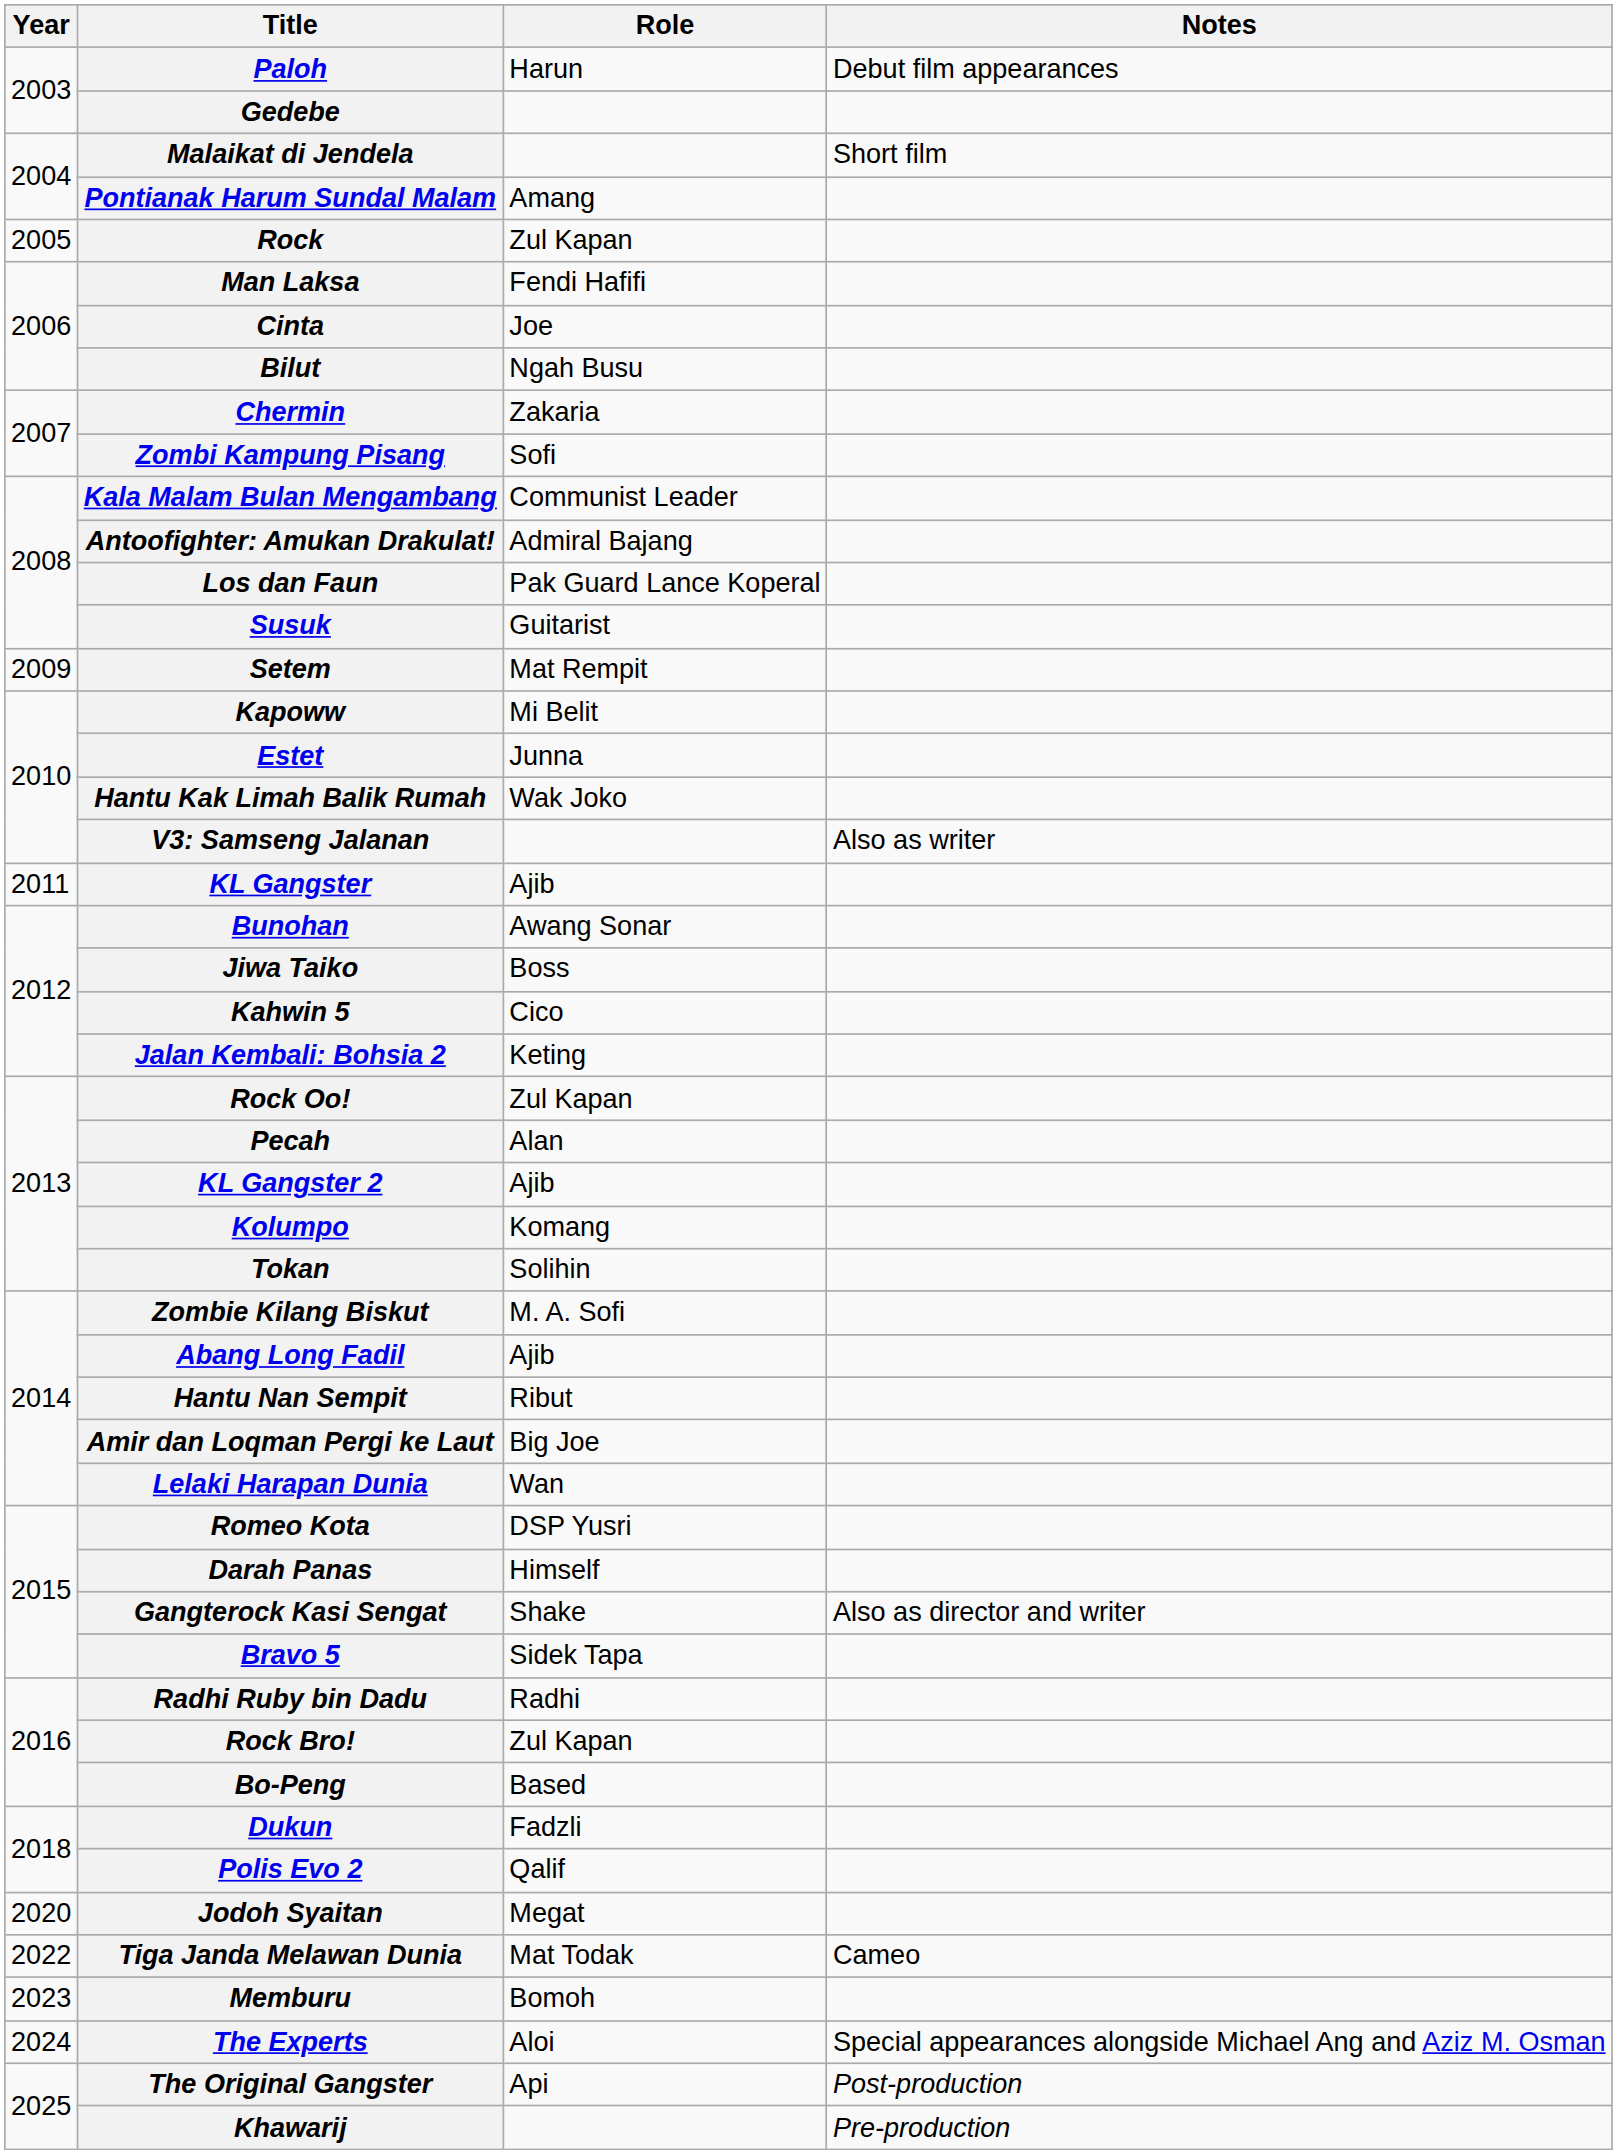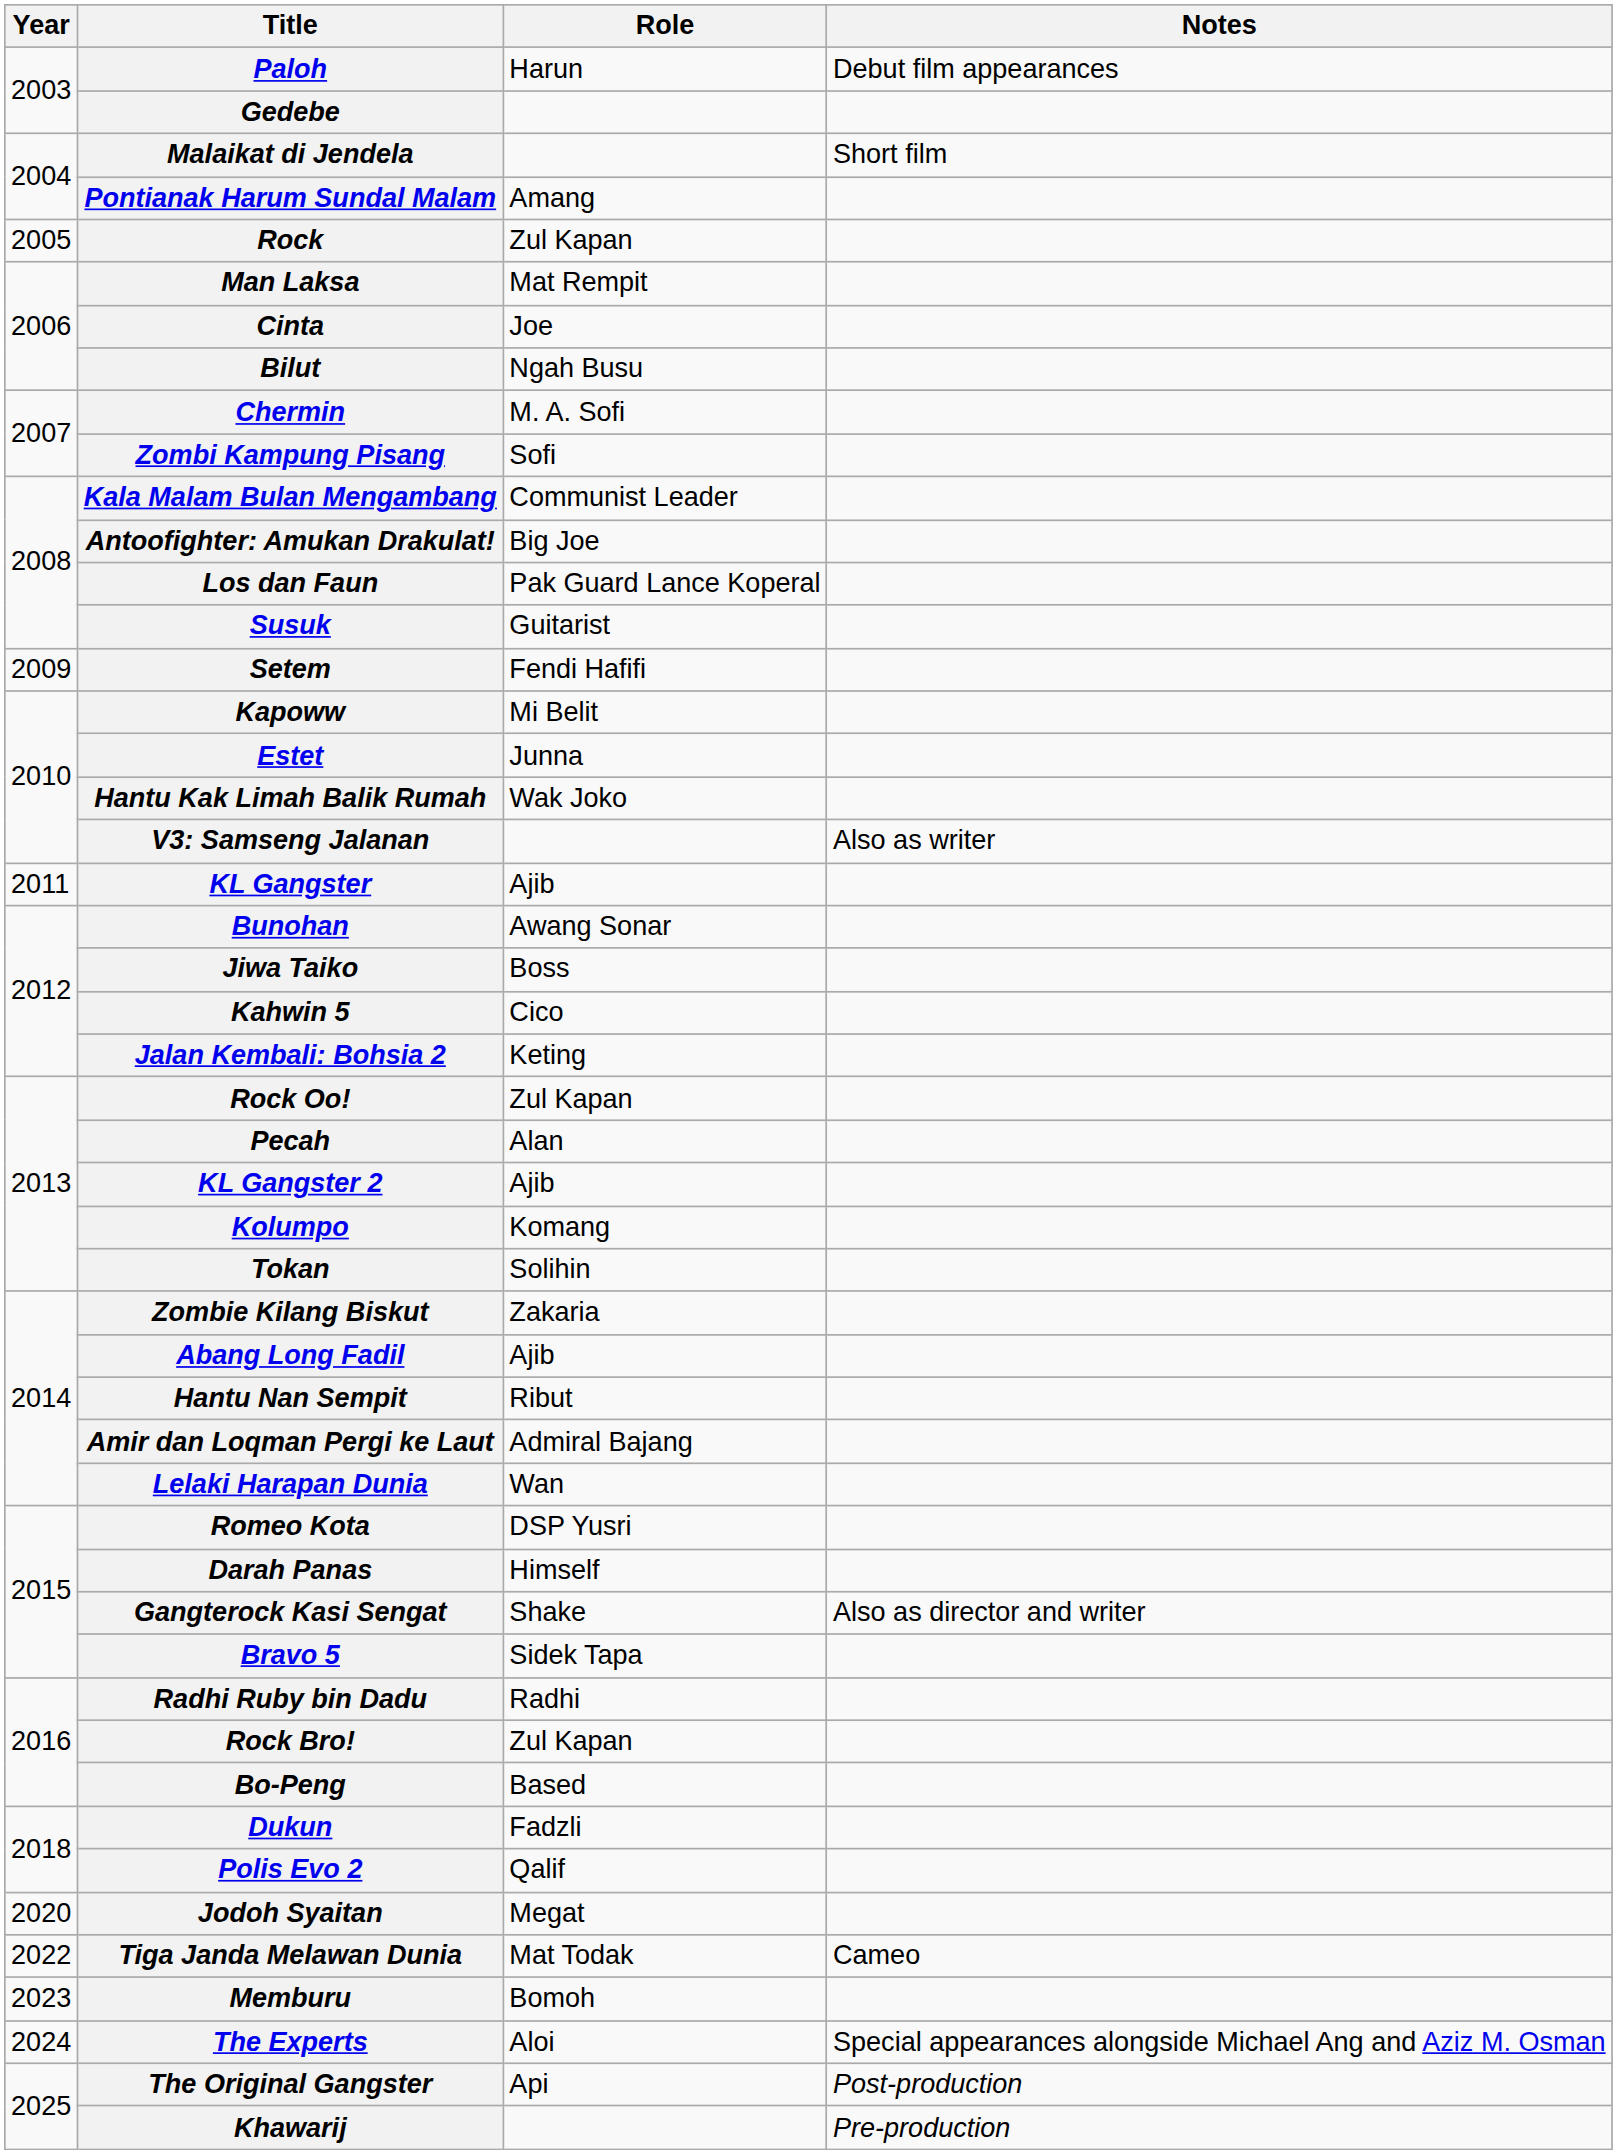(578, 283) Fendi Hafifi -> (578, 283) Mat Rempit
(554, 411) Zakaria -> (567, 411) M. A. Sofi
(601, 540) Admiral Bajang -> (554, 540) Big Joe
(578, 669) Mat Rempit -> (578, 669) Fendi Hafifi
(567, 1312) M. A. Sofi -> (554, 1312) Zakaria
(554, 1441) Big Joe -> (601, 1441) Admiral Bajang
